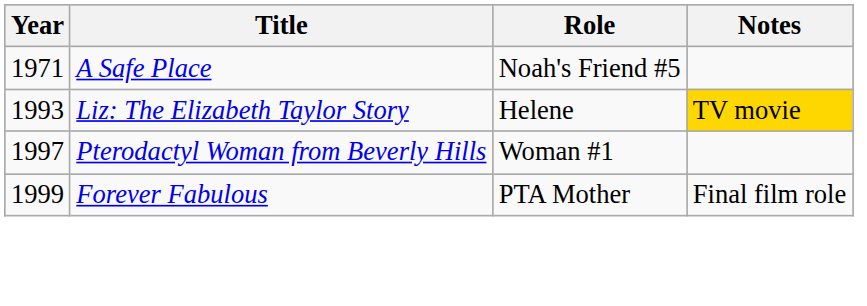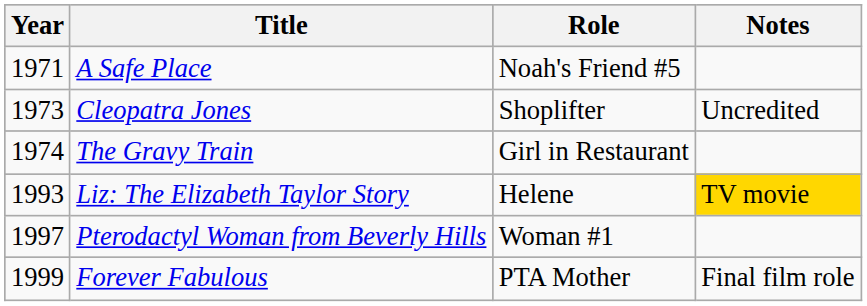+ row: (164, 109)
+ row: (165, 151)
